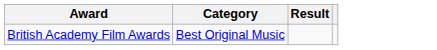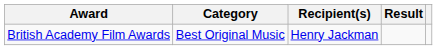+ column: (334, 14)
